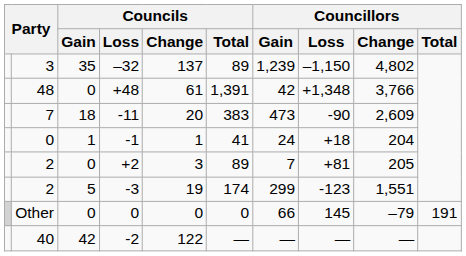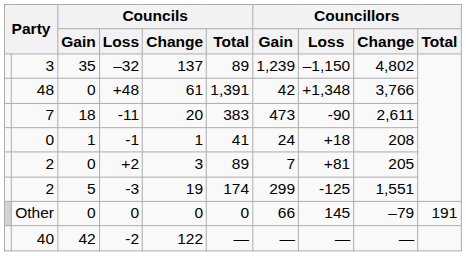(395, 115) 2,609 -> (395, 115) 2,611
(401, 139) 204 -> (401, 139) 208
(335, 189) -123 -> (335, 189) -125
